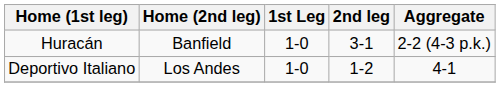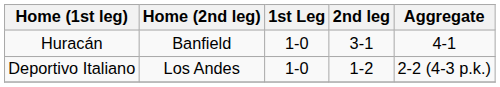(444, 43) 2-2 (4-3 p.k.) -> (444, 43) 4-1
(444, 69) 4-1 -> (444, 69) 2-2 (4-3 p.k.)
